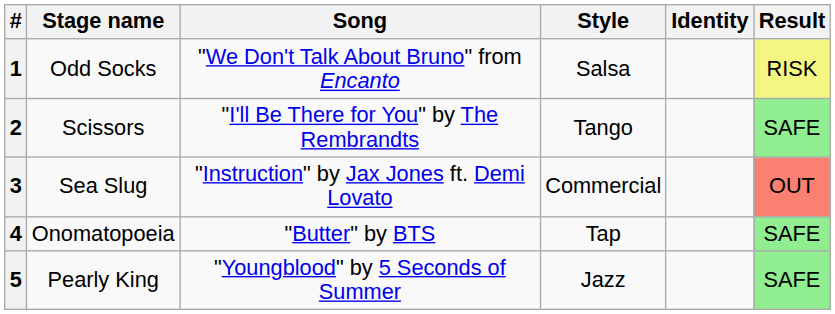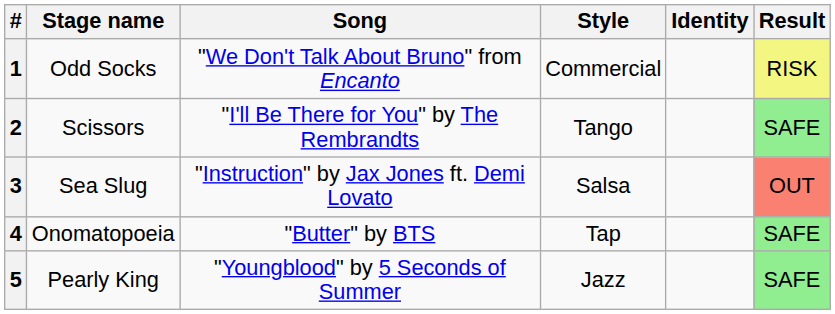(603, 68) Salsa -> (603, 68) Commercial
(603, 186) Commercial -> (603, 186) Salsa
